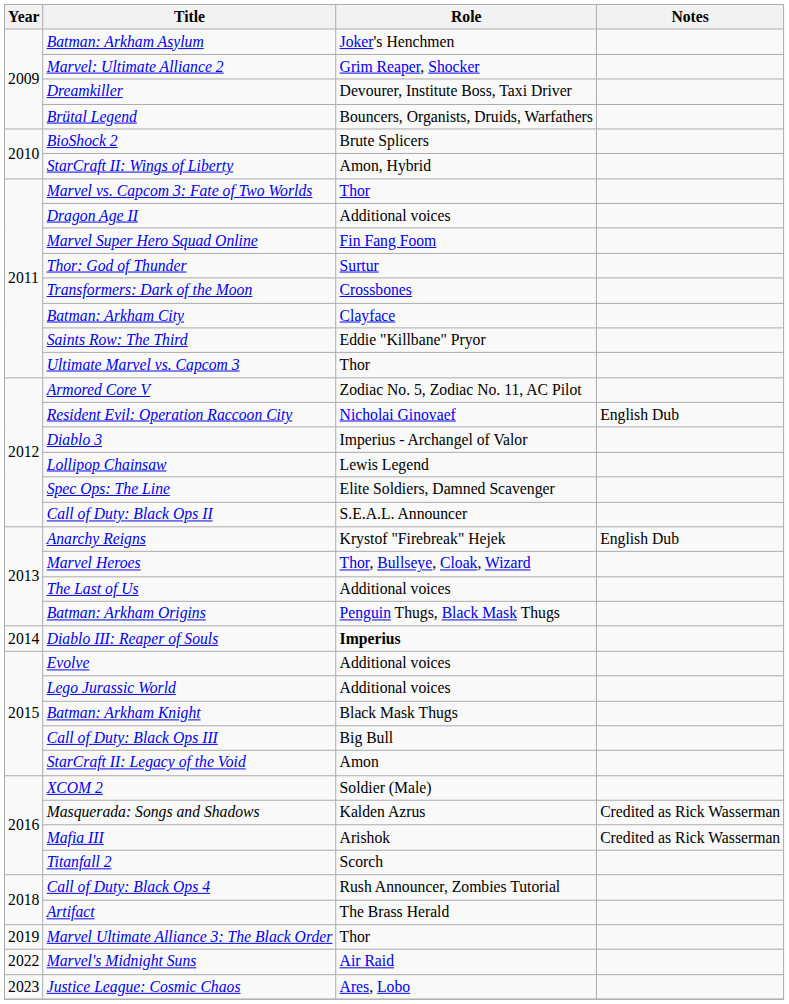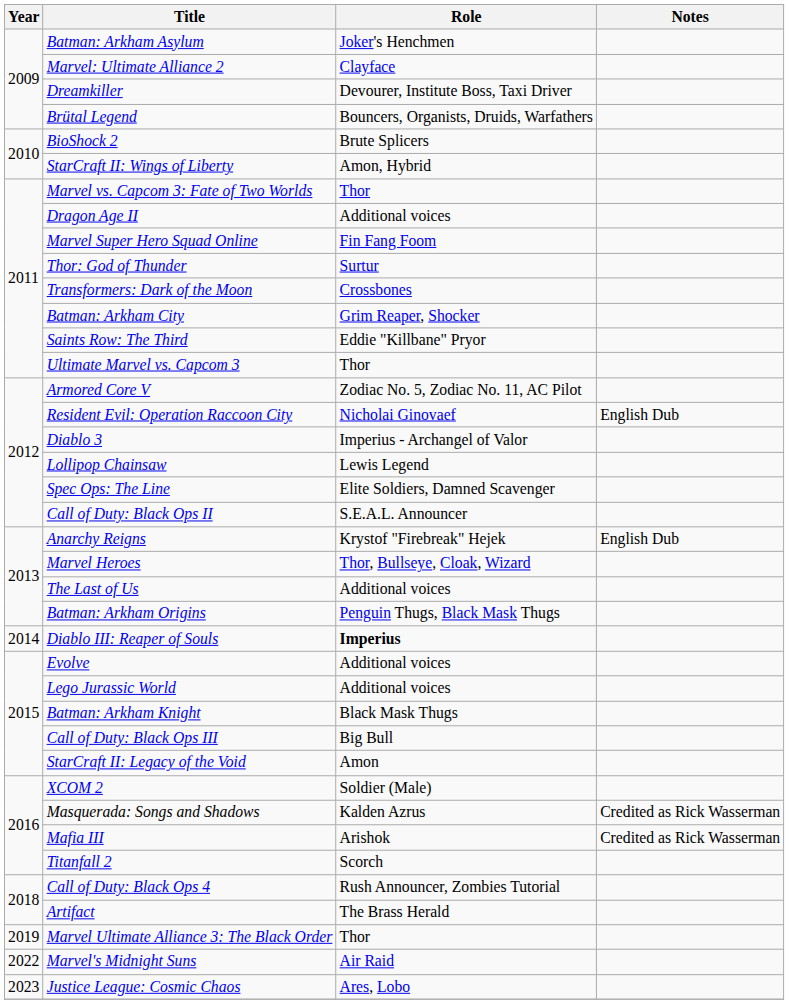(410, 66) Grim Reaper, Shocker -> (367, 66) Clayface
(367, 315) Clayface -> (410, 315) Grim Reaper, Shocker
